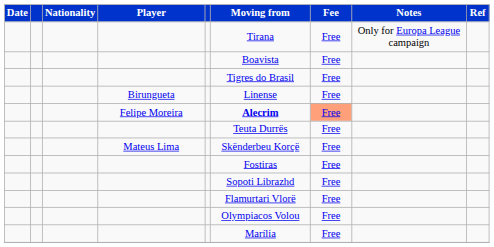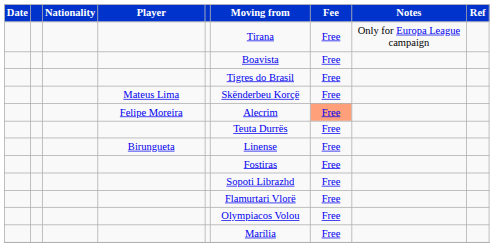rows swapped: (17, 95) <-> (17, 147)
(260, 112) bold -> (260, 112) normal
